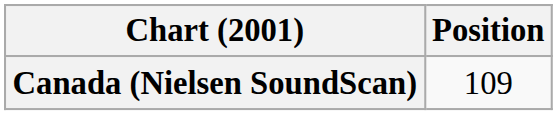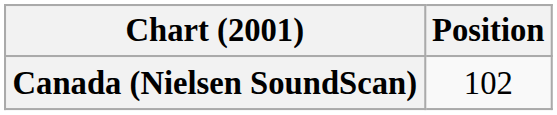(488, 82) 109 -> (488, 82) 102
